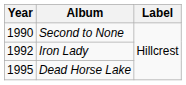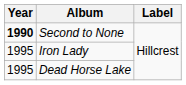(20, 32) normal -> (20, 32) bold
(20, 51) 1992 -> (20, 51) 1995
